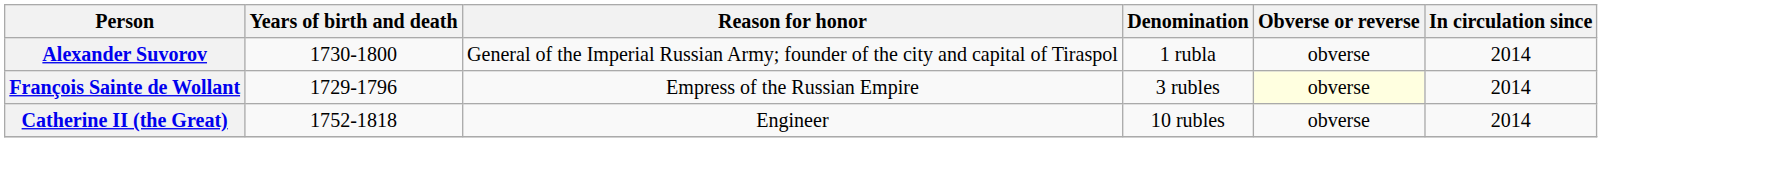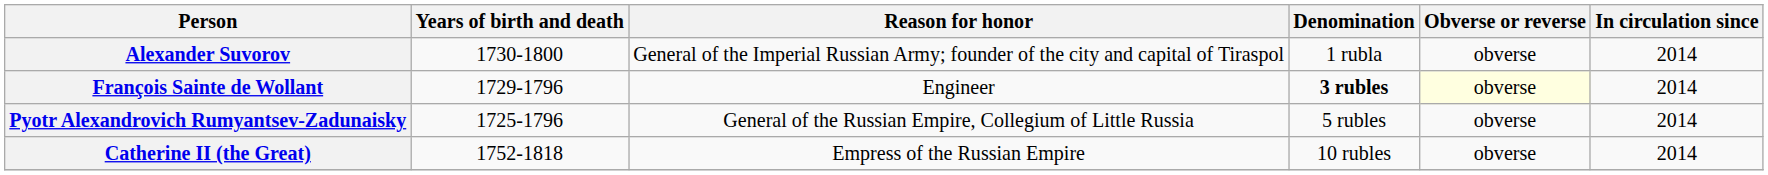(792, 87) Empress of the Russian Empire -> (959, 87) Engineer
(1188, 87) normal -> (1354, 87) bold
+ row: (208, 120)
(792, 120) Engineer -> (959, 153) Empress of the Russian Empire
